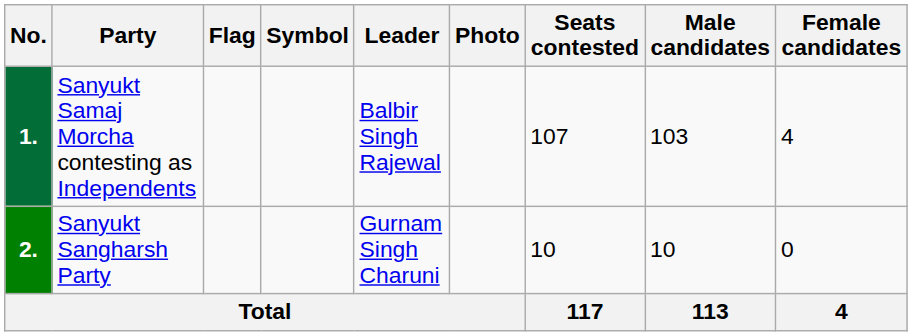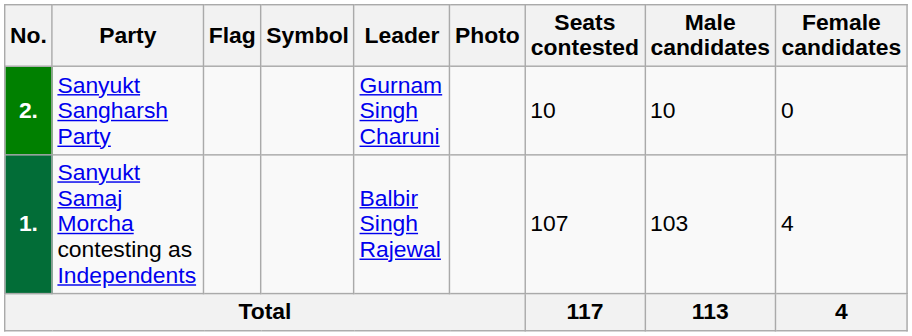rows swapped: (127, 136) <-> (113, 249)
